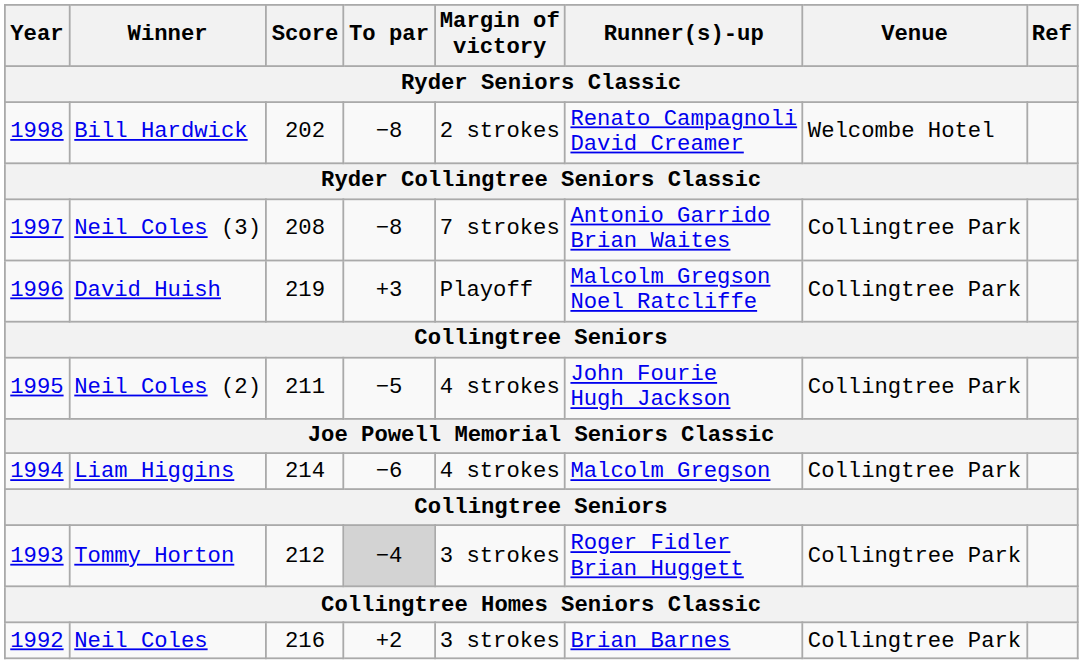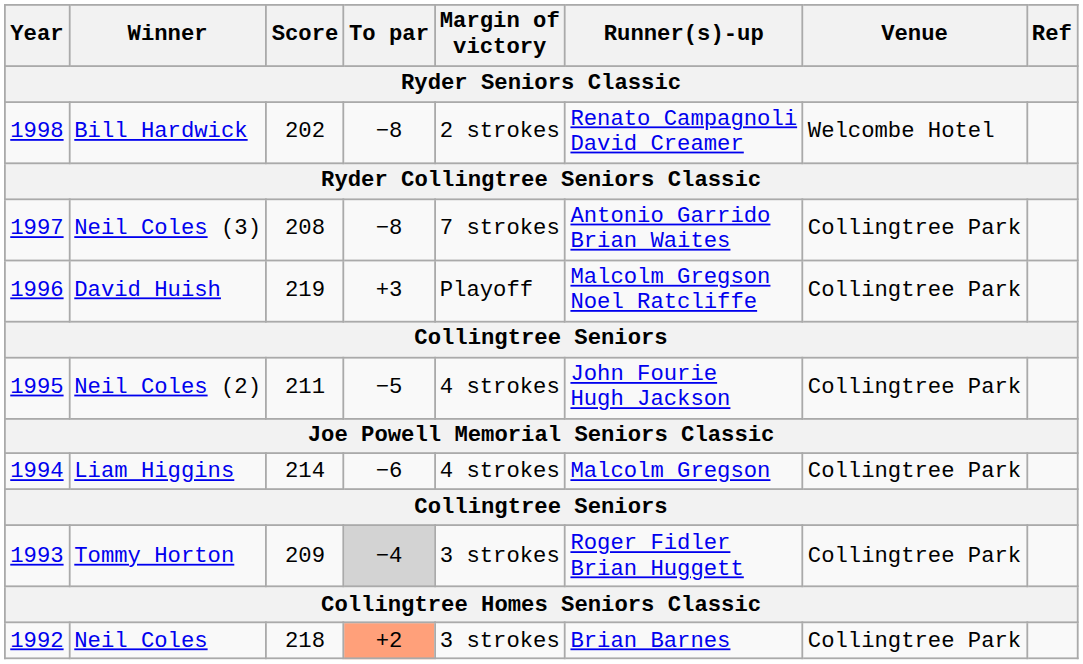(305, 557) 212 -> (305, 557) 209
(305, 641) 216 -> (305, 641) 218
(389, 641) no background -> (389, 641) lightsalmon background
